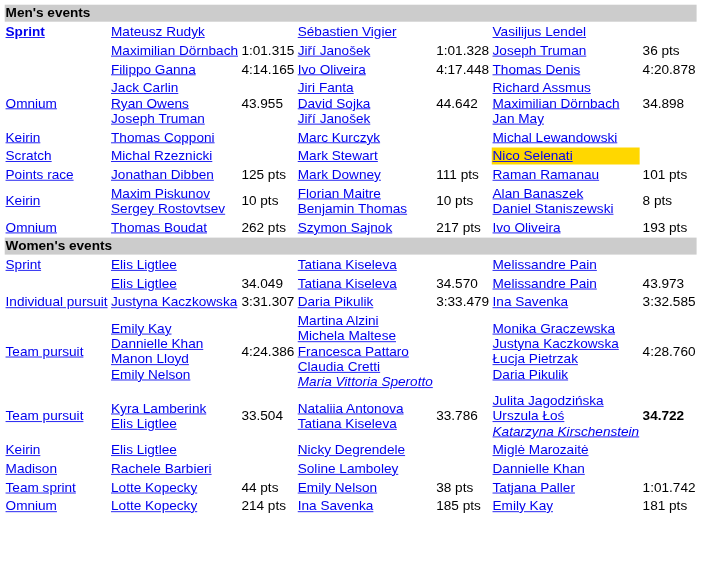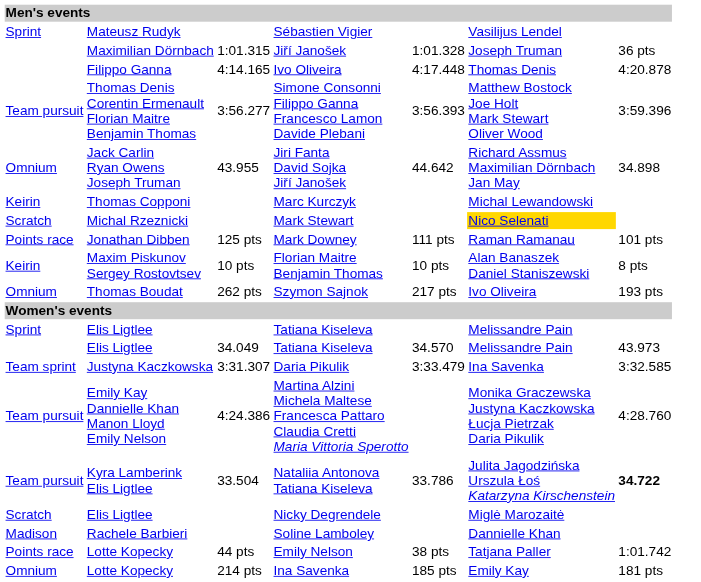(25, 31) bold -> (23, 31) normal
+ row: (244, 111)
(57, 302) Individual pursuit -> (41, 366) Team sprint
(23, 450) Keirin -> (29, 514) Scratch
(41, 487) Team sprint -> (40, 552) Points race
